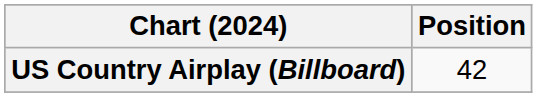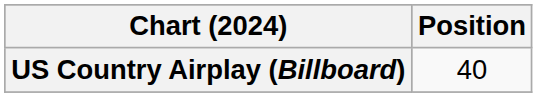(472, 69) 42 -> (472, 69) 40
